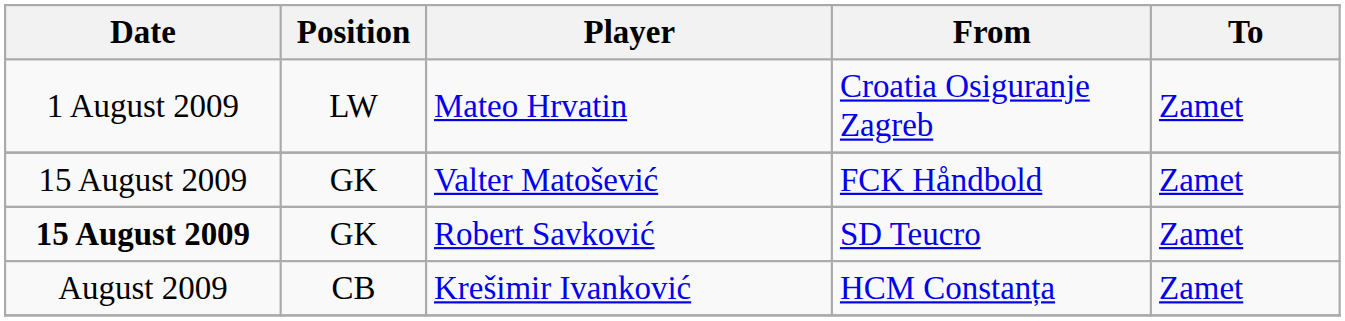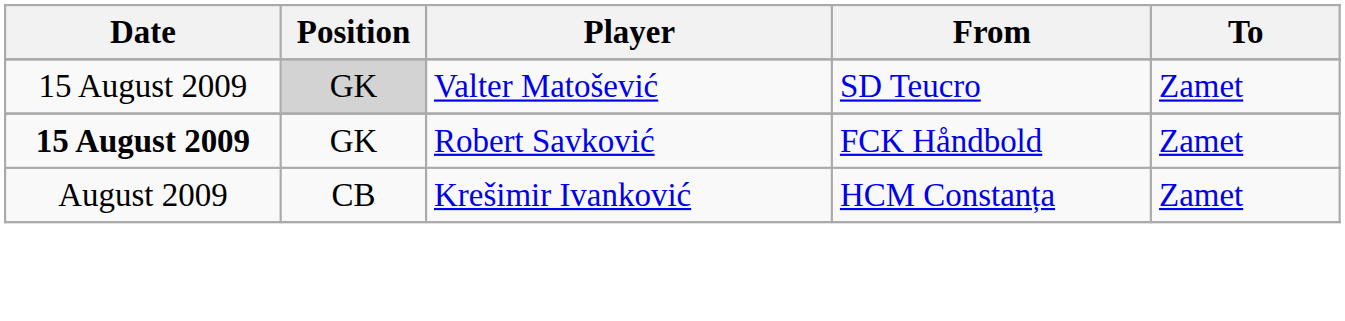- row: (531, 105)
(354, 179) no background -> (354, 86) lightgrey background
(941, 179) FCK Håndbold -> (910, 86) SD Teucro
(910, 234) SD Teucro -> (941, 140) FCK Håndbold
